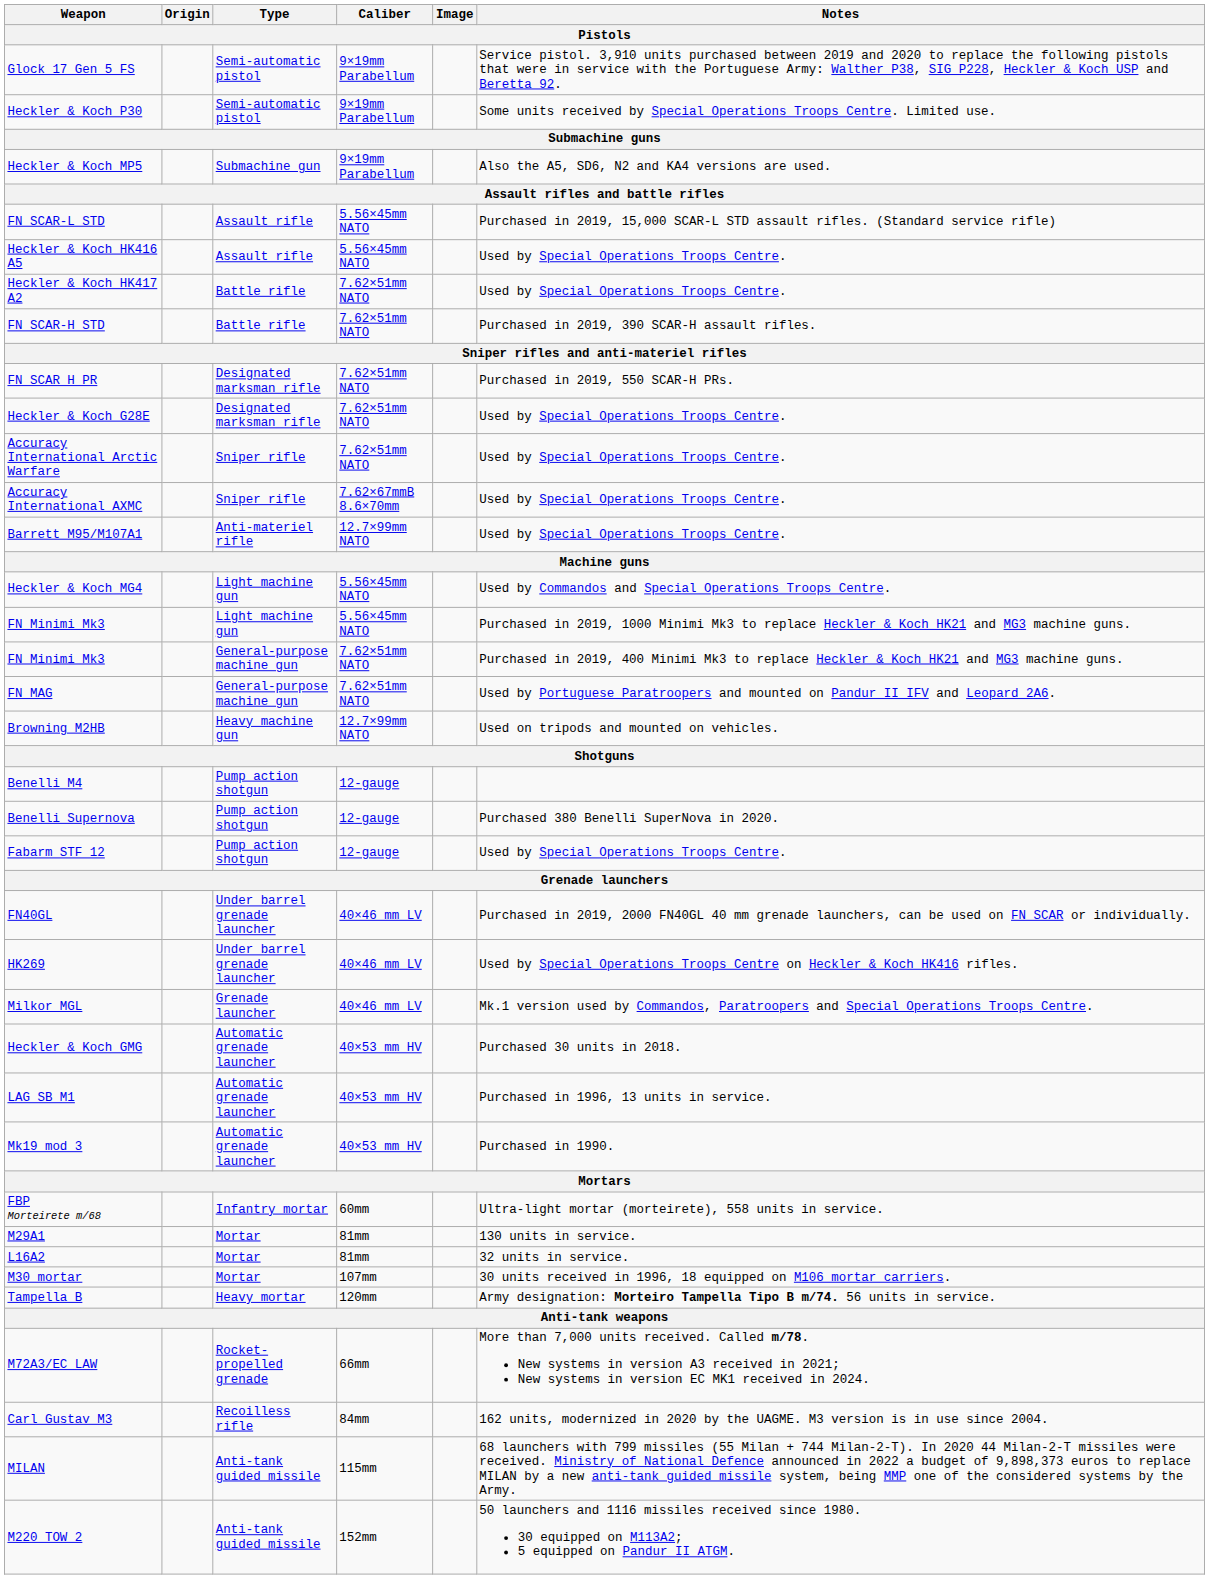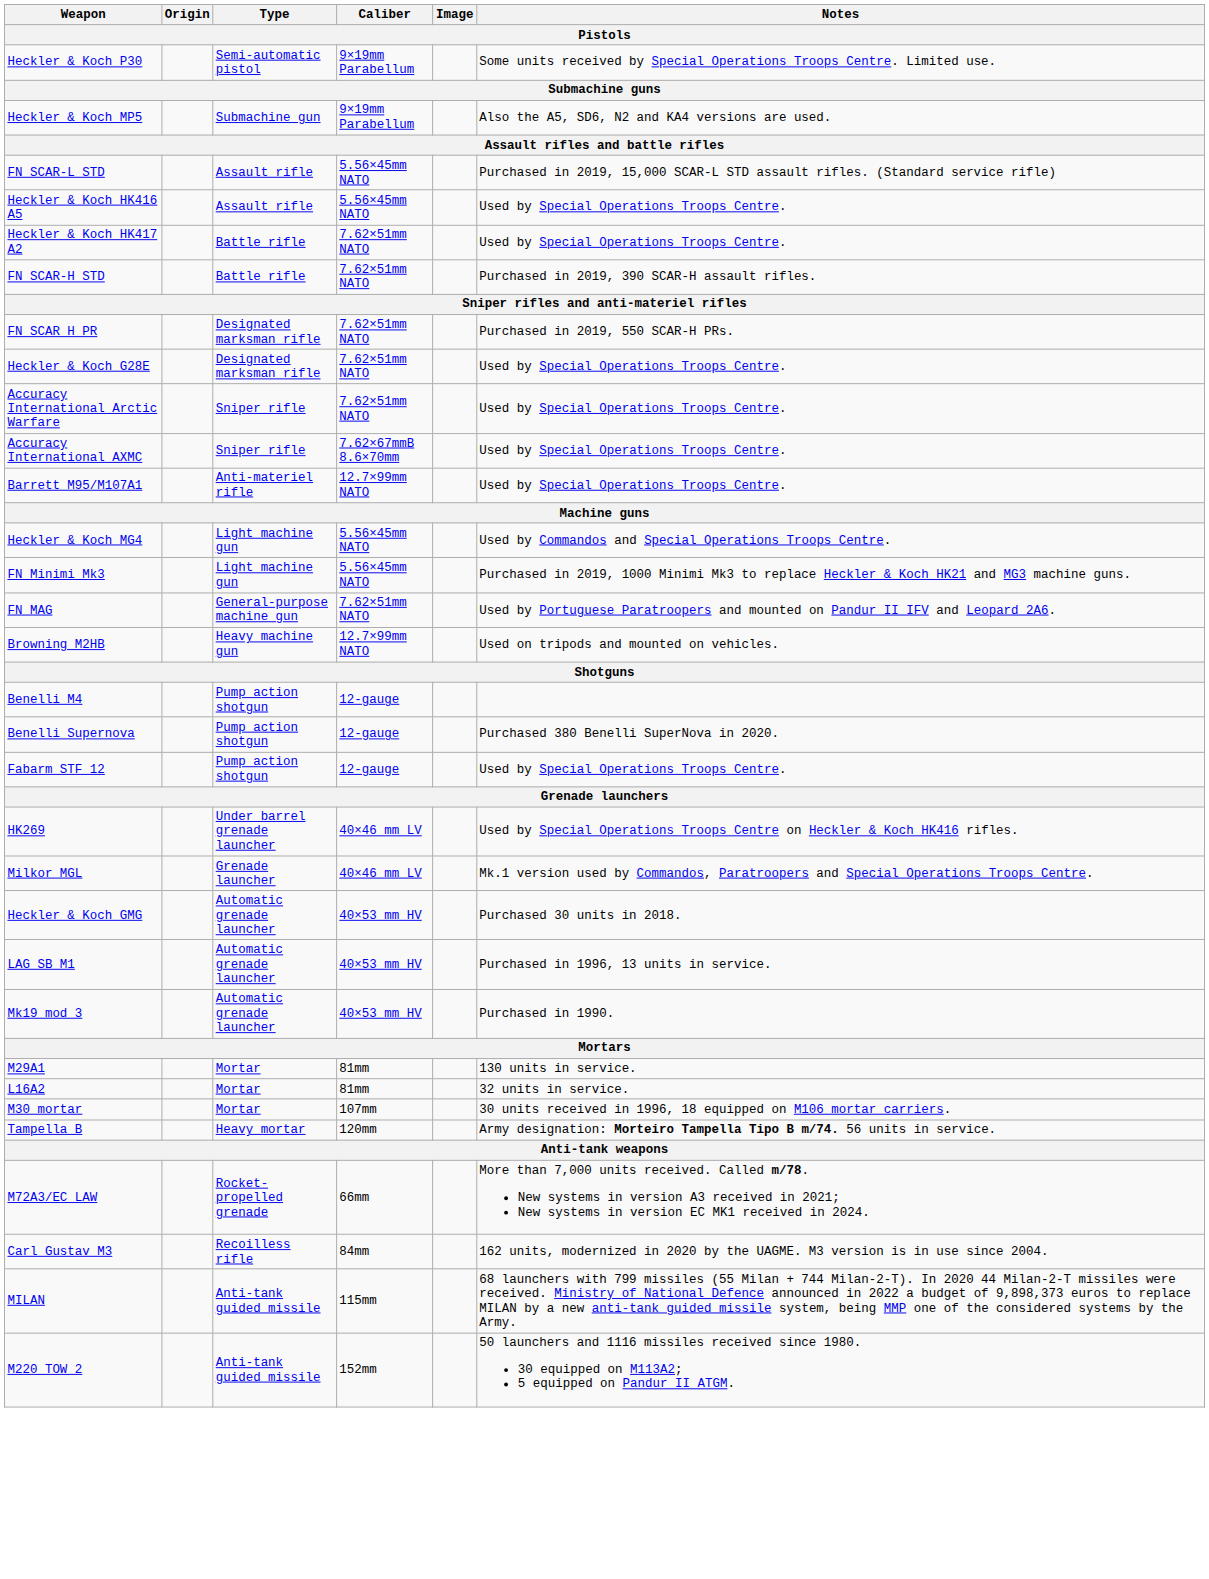- row: (71, 70)
- row: (56, 659)
- row: (30, 915)
- row: (54, 1209)
